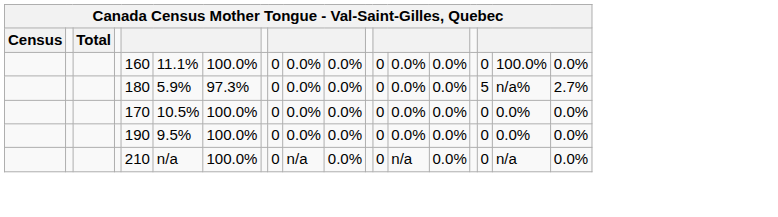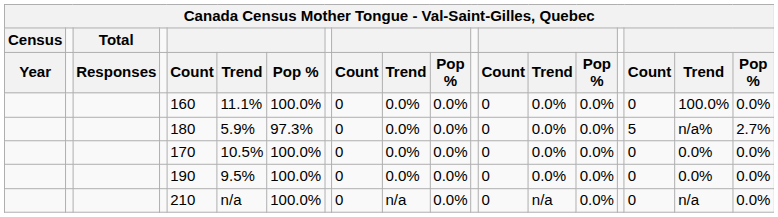+ row: (35, 72)
